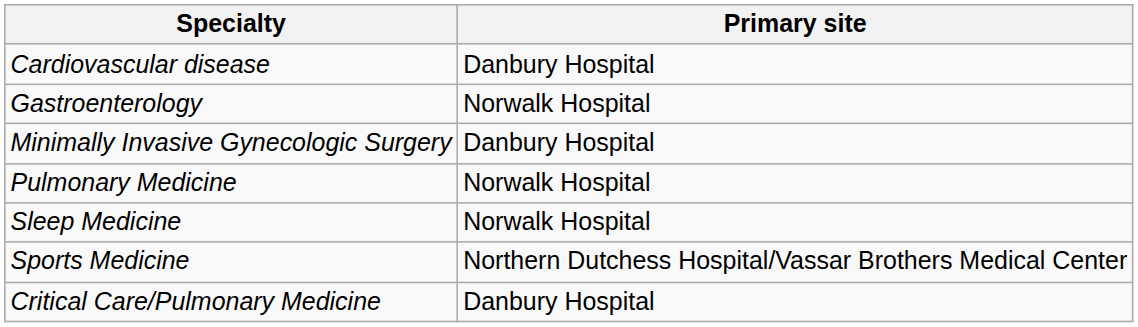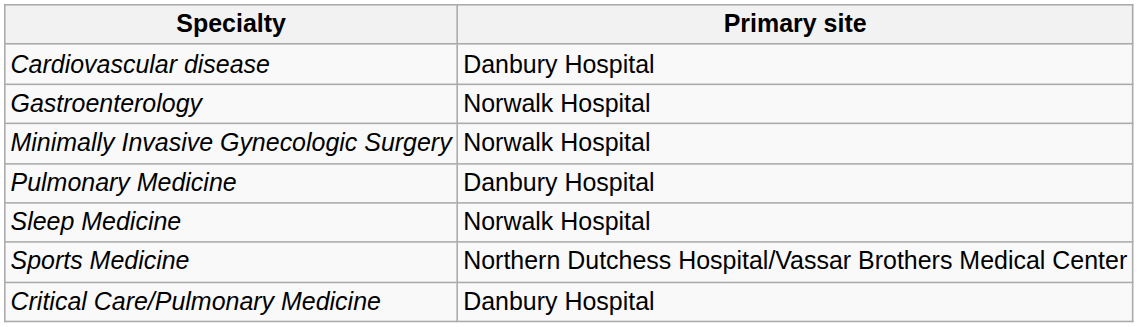(559, 143) Danbury Hospital -> (557, 143) Norwalk Hospital
(557, 182) Norwalk Hospital -> (559, 182) Danbury Hospital
